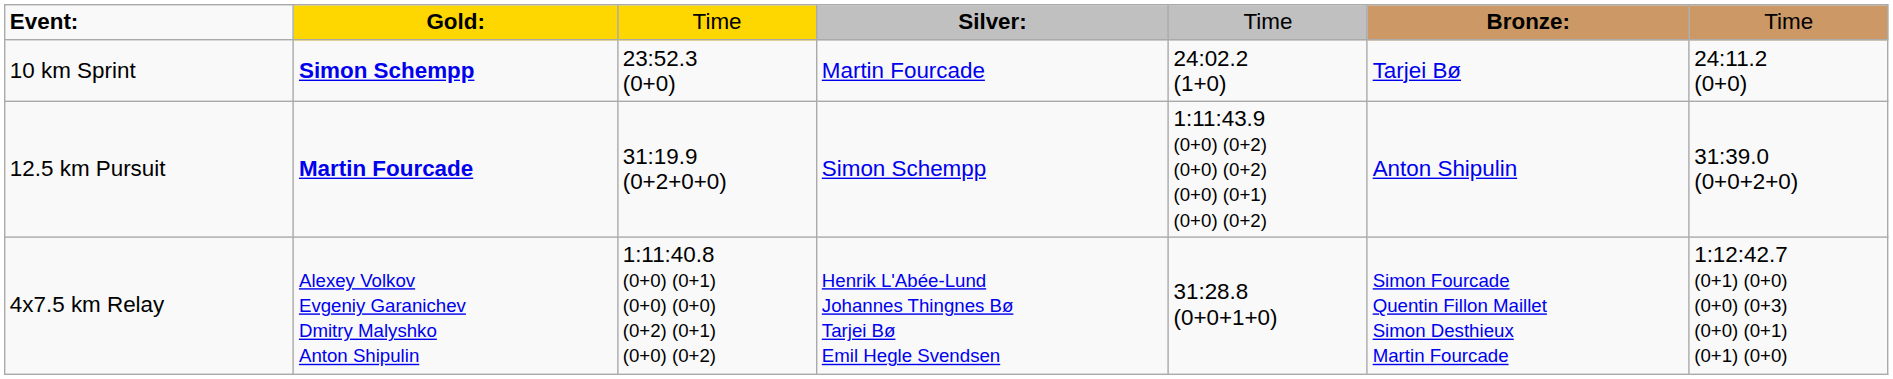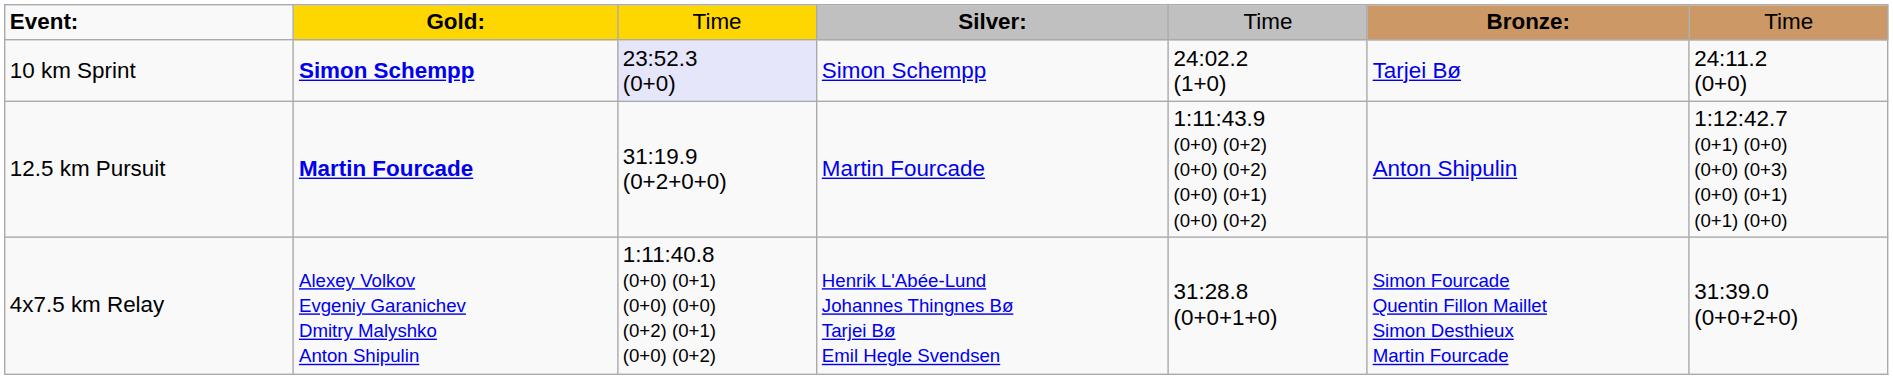(660, 70) no background -> (660, 70) lavender background
(903, 70) Martin Fourcade -> (904, 70) Simon Schempp
(904, 168) Simon Schempp -> (903, 168) Martin Fourcade
(1746, 168) 31:39.0 (0+0+2+0) -> (1741, 168) 1:12:42.7 (0+1) (0+0) (0+0) (0+3) (0+0) (0+1) (0+1) (0+0)
(1741, 305) 1:12:42.7 (0+1) (0+0) (0+0) (0+3) (0+0) (0+1) (0+1) (0+0) -> (1746, 305) 31:39.0 (0+0+2+0)
